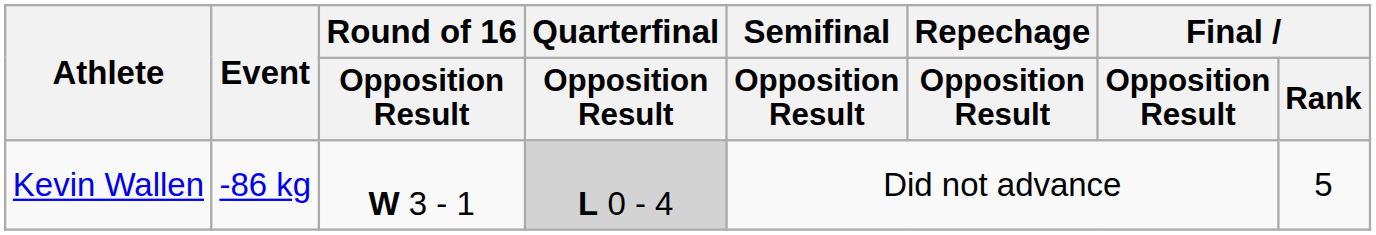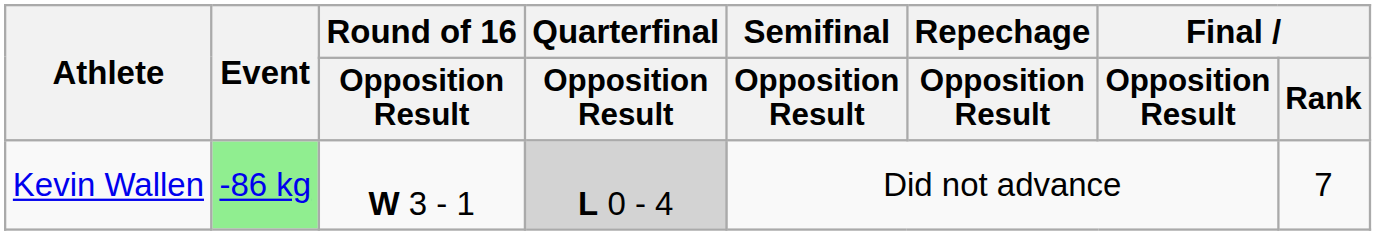(265, 186) no background -> (265, 186) lightgreen background
(1323, 186) 5 -> (1323, 186) 7
